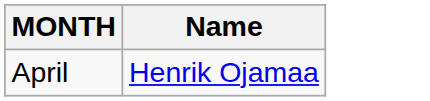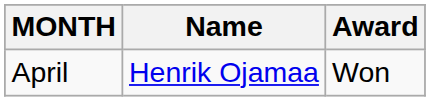+ column: (375, 27)
